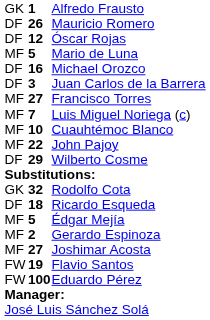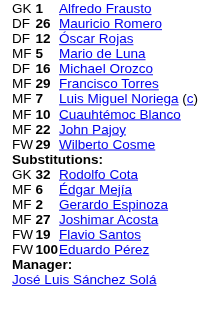- row: (129, 84)
(36, 99) 27 -> (43, 84) 29
(14, 159) DF -> (23, 144) FW
- row: (103, 204)
(32, 219) 5 -> (39, 189) 6
